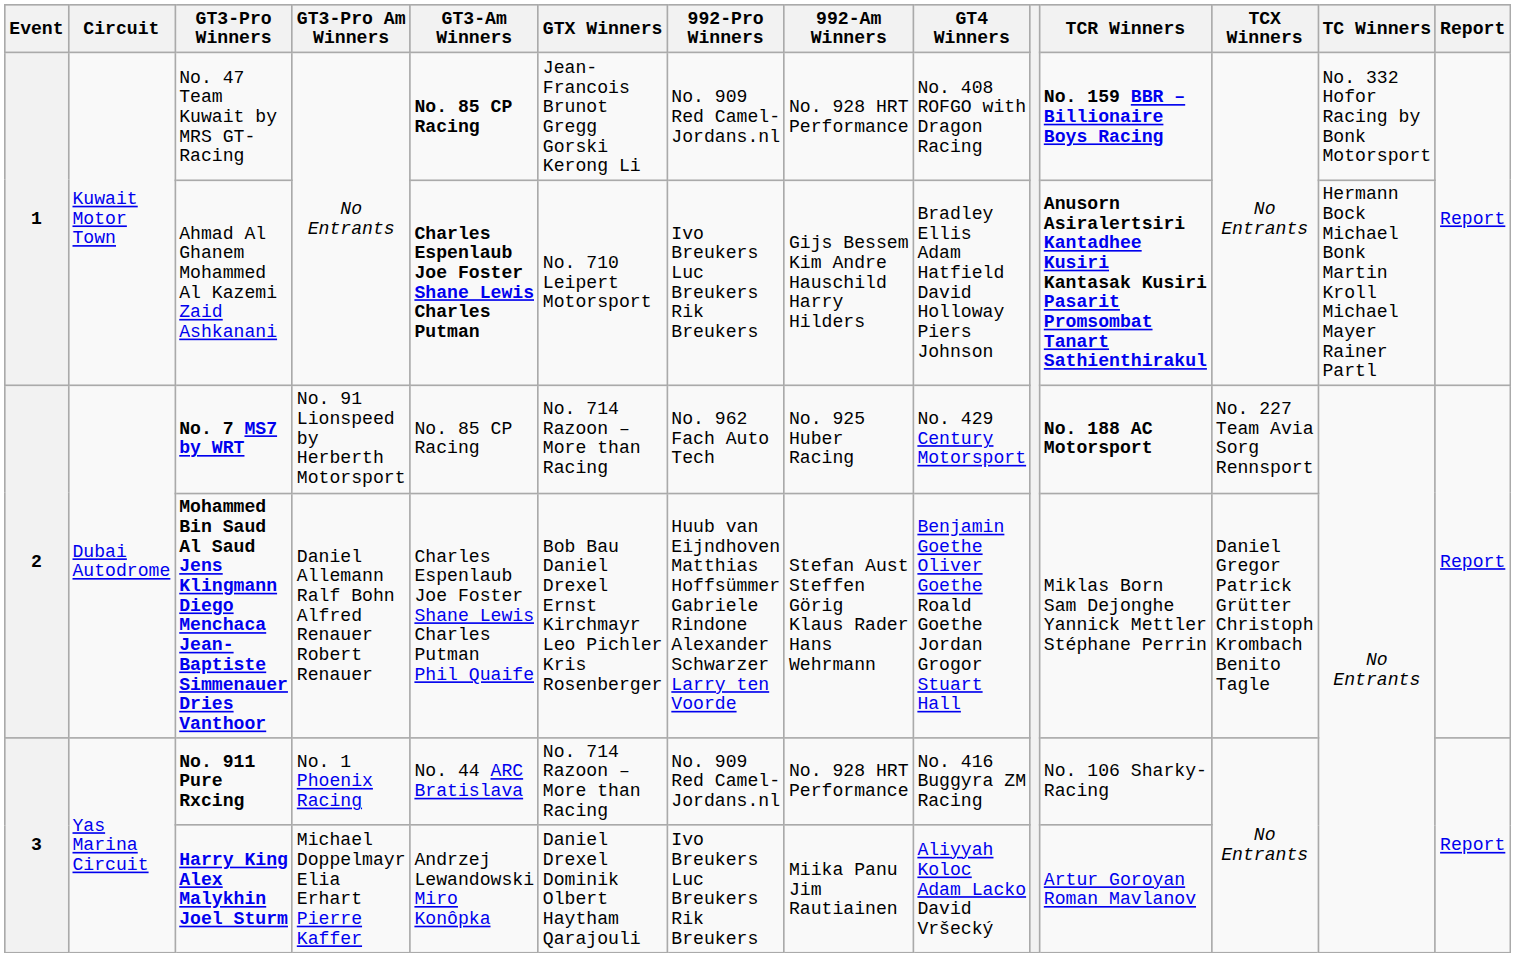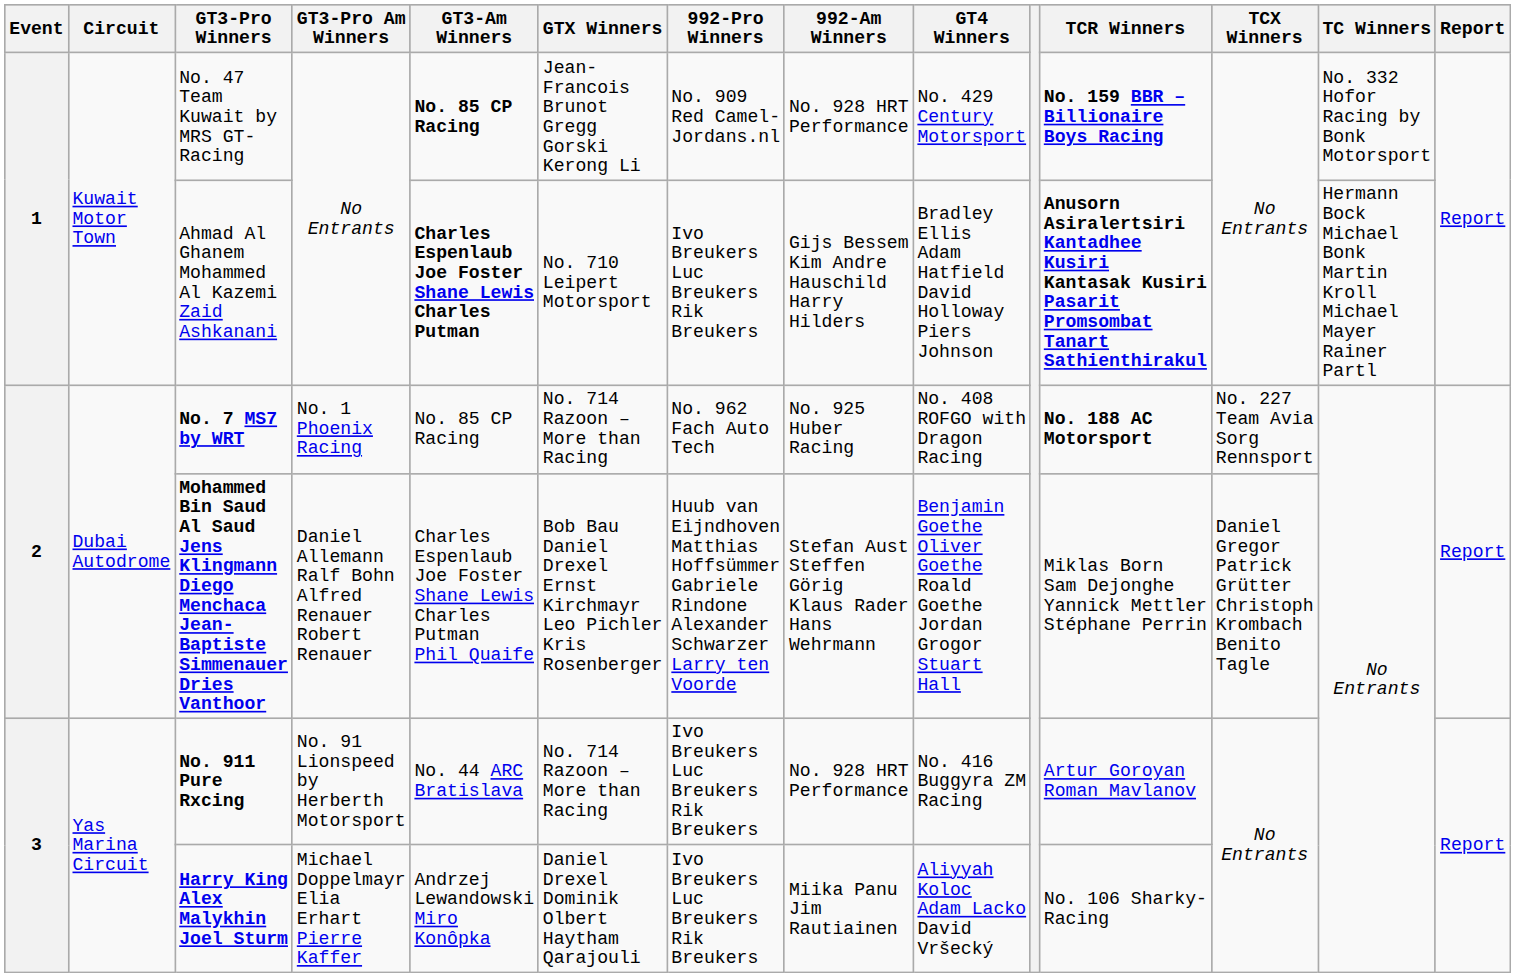(972, 117) No. 408 ROFGO with Dragon Racing -> (972, 117) No. 429 Century Motorsport
(351, 439) No. 91 Lionspeed by Herberth Motorsport -> (335, 429) No. 1 Phoenix Racing
(972, 439) No. 429 Century Motorsport -> (972, 429) No. 408 ROFGO with Dragon Racing
(335, 782) No. 1 Phoenix Racing -> (351, 782) No. 91 Lionspeed by Herberth Motorsport
(726, 782) No. 909 Red Camel-Jordans.nl -> (715, 782) Ivo Breukers Luc Breukers Rik Breukers
(1125, 782) No. 106 Sharky-Racing -> (1120, 782) Artur Goroyan Roman Mavlanov
(1120, 889) Artur Goroyan Roman Mavlanov -> (1125, 909) No. 106 Sharky-Racing
